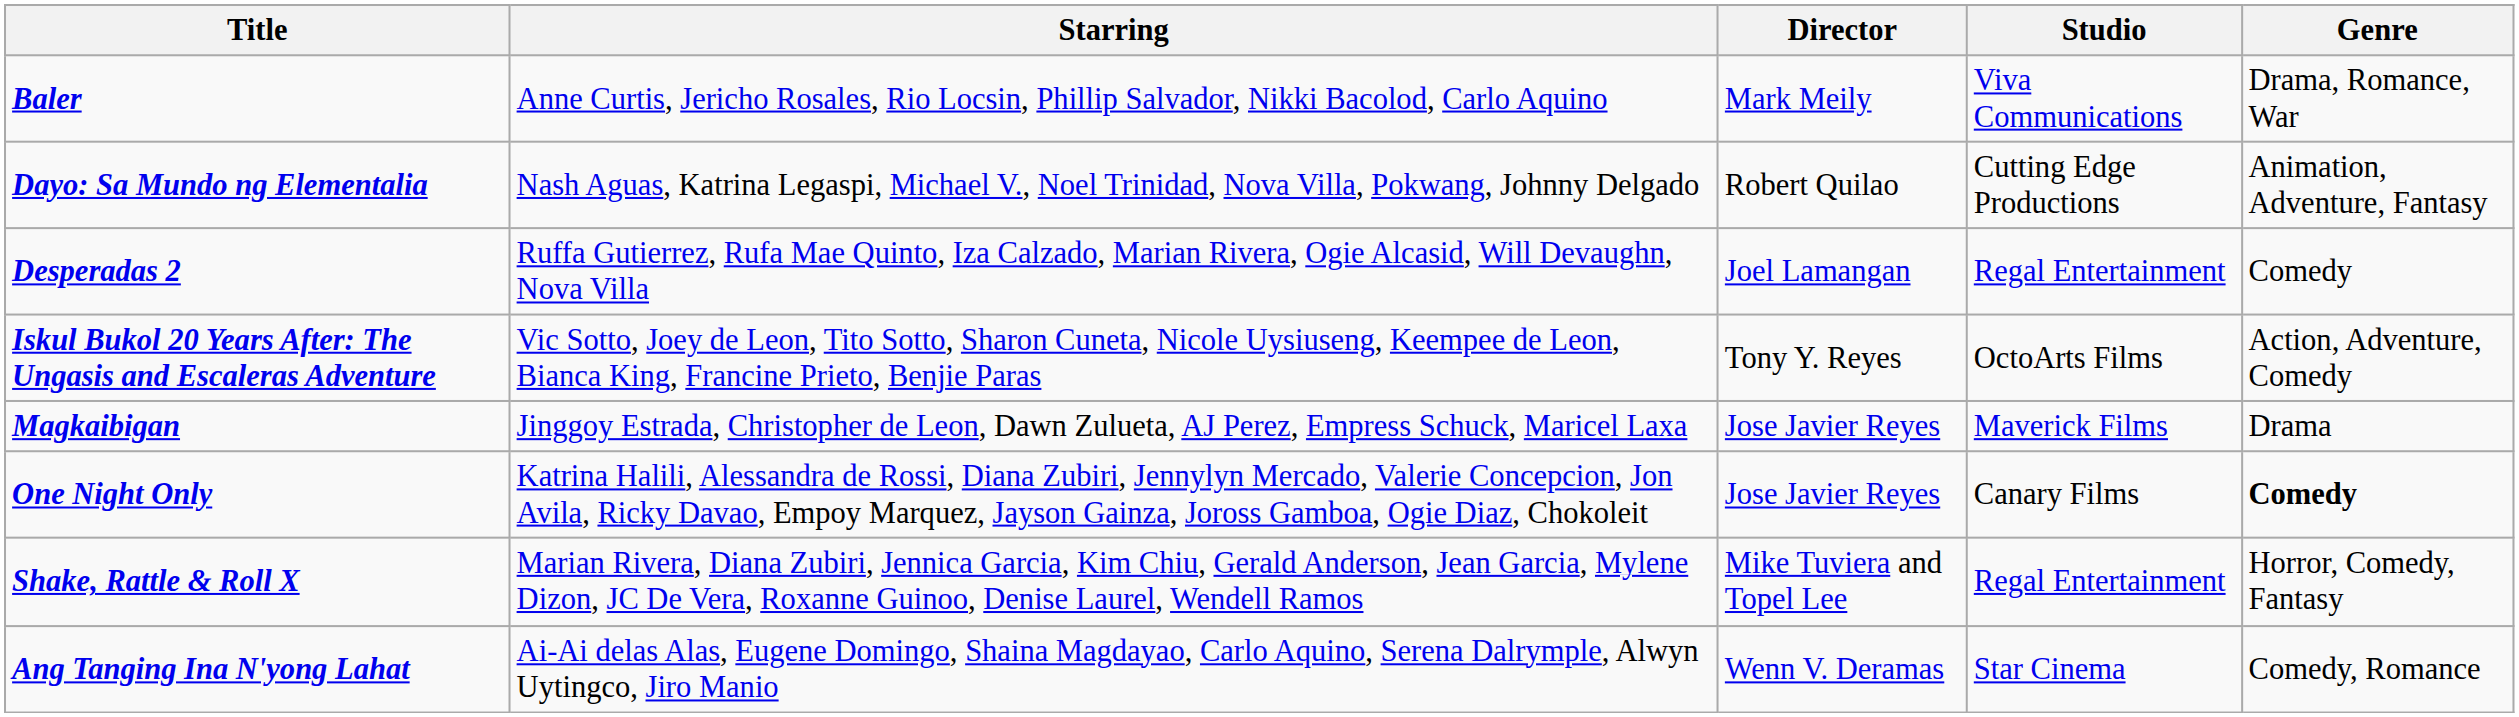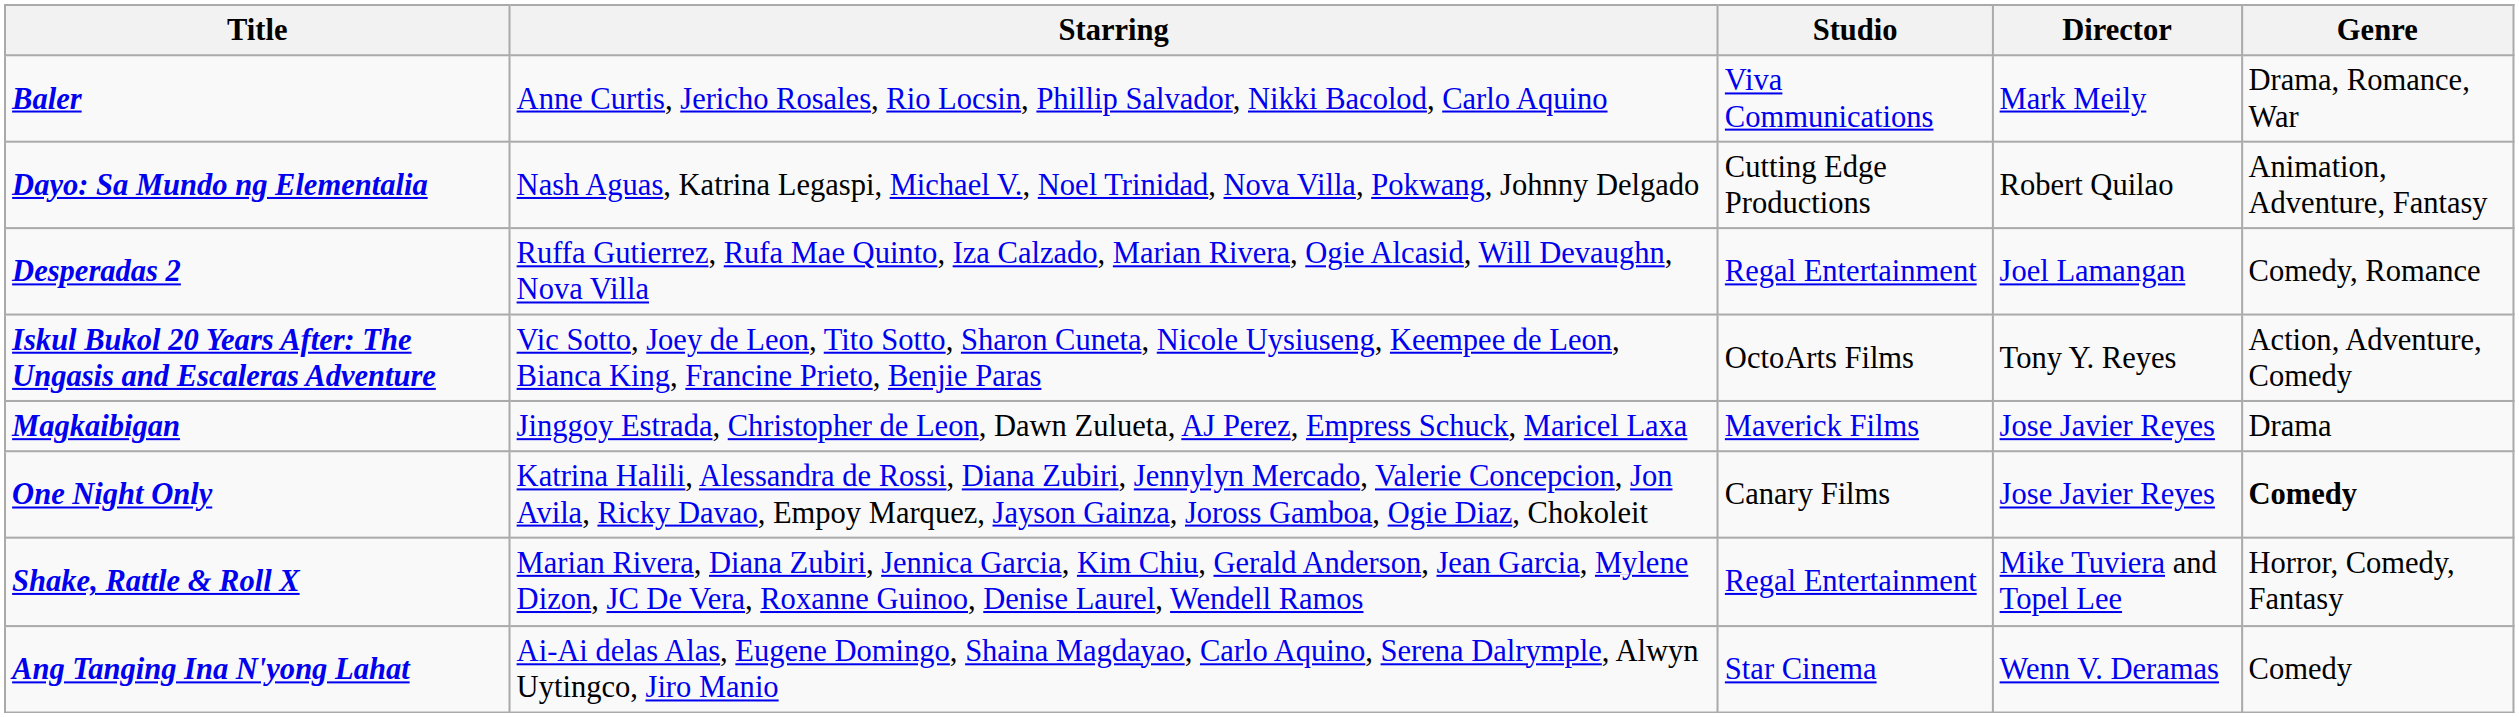columns swapped: (2104, 29) <-> (1842, 29)
(2300, 271) Comedy -> (2365, 271) Comedy, Romance
(2365, 668) Comedy, Romance -> (2300, 668) Comedy
